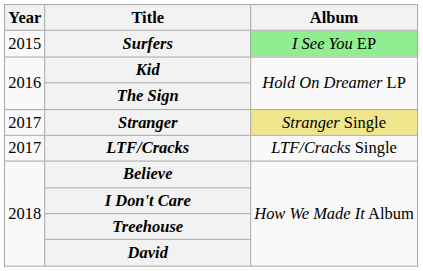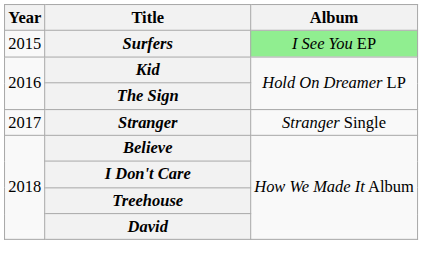(334, 122) khaki background -> (334, 122) no background
- row: (148, 148)
